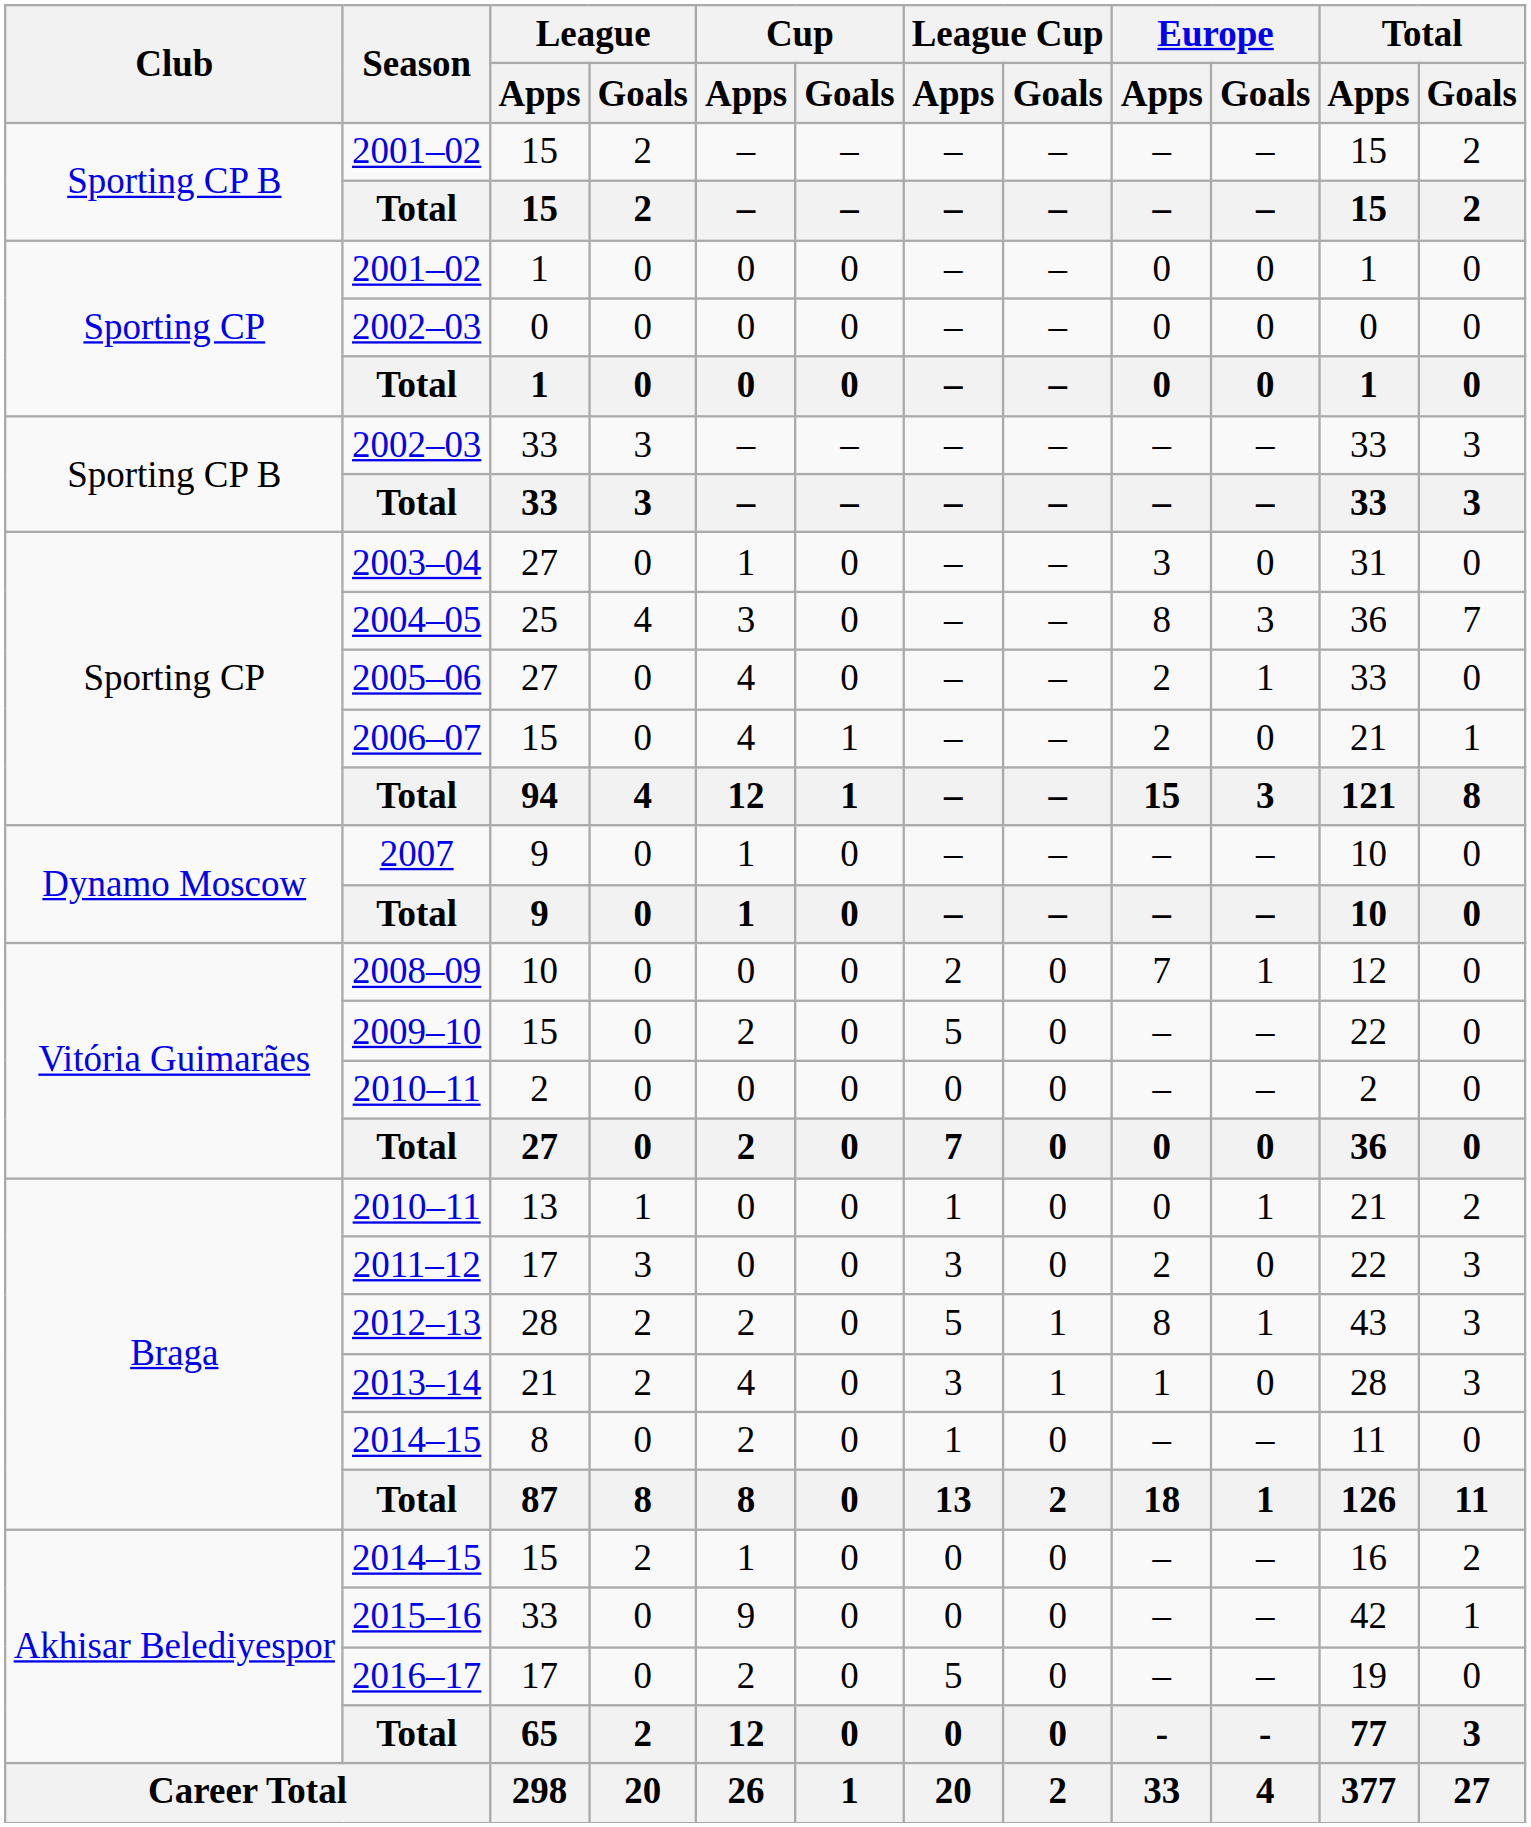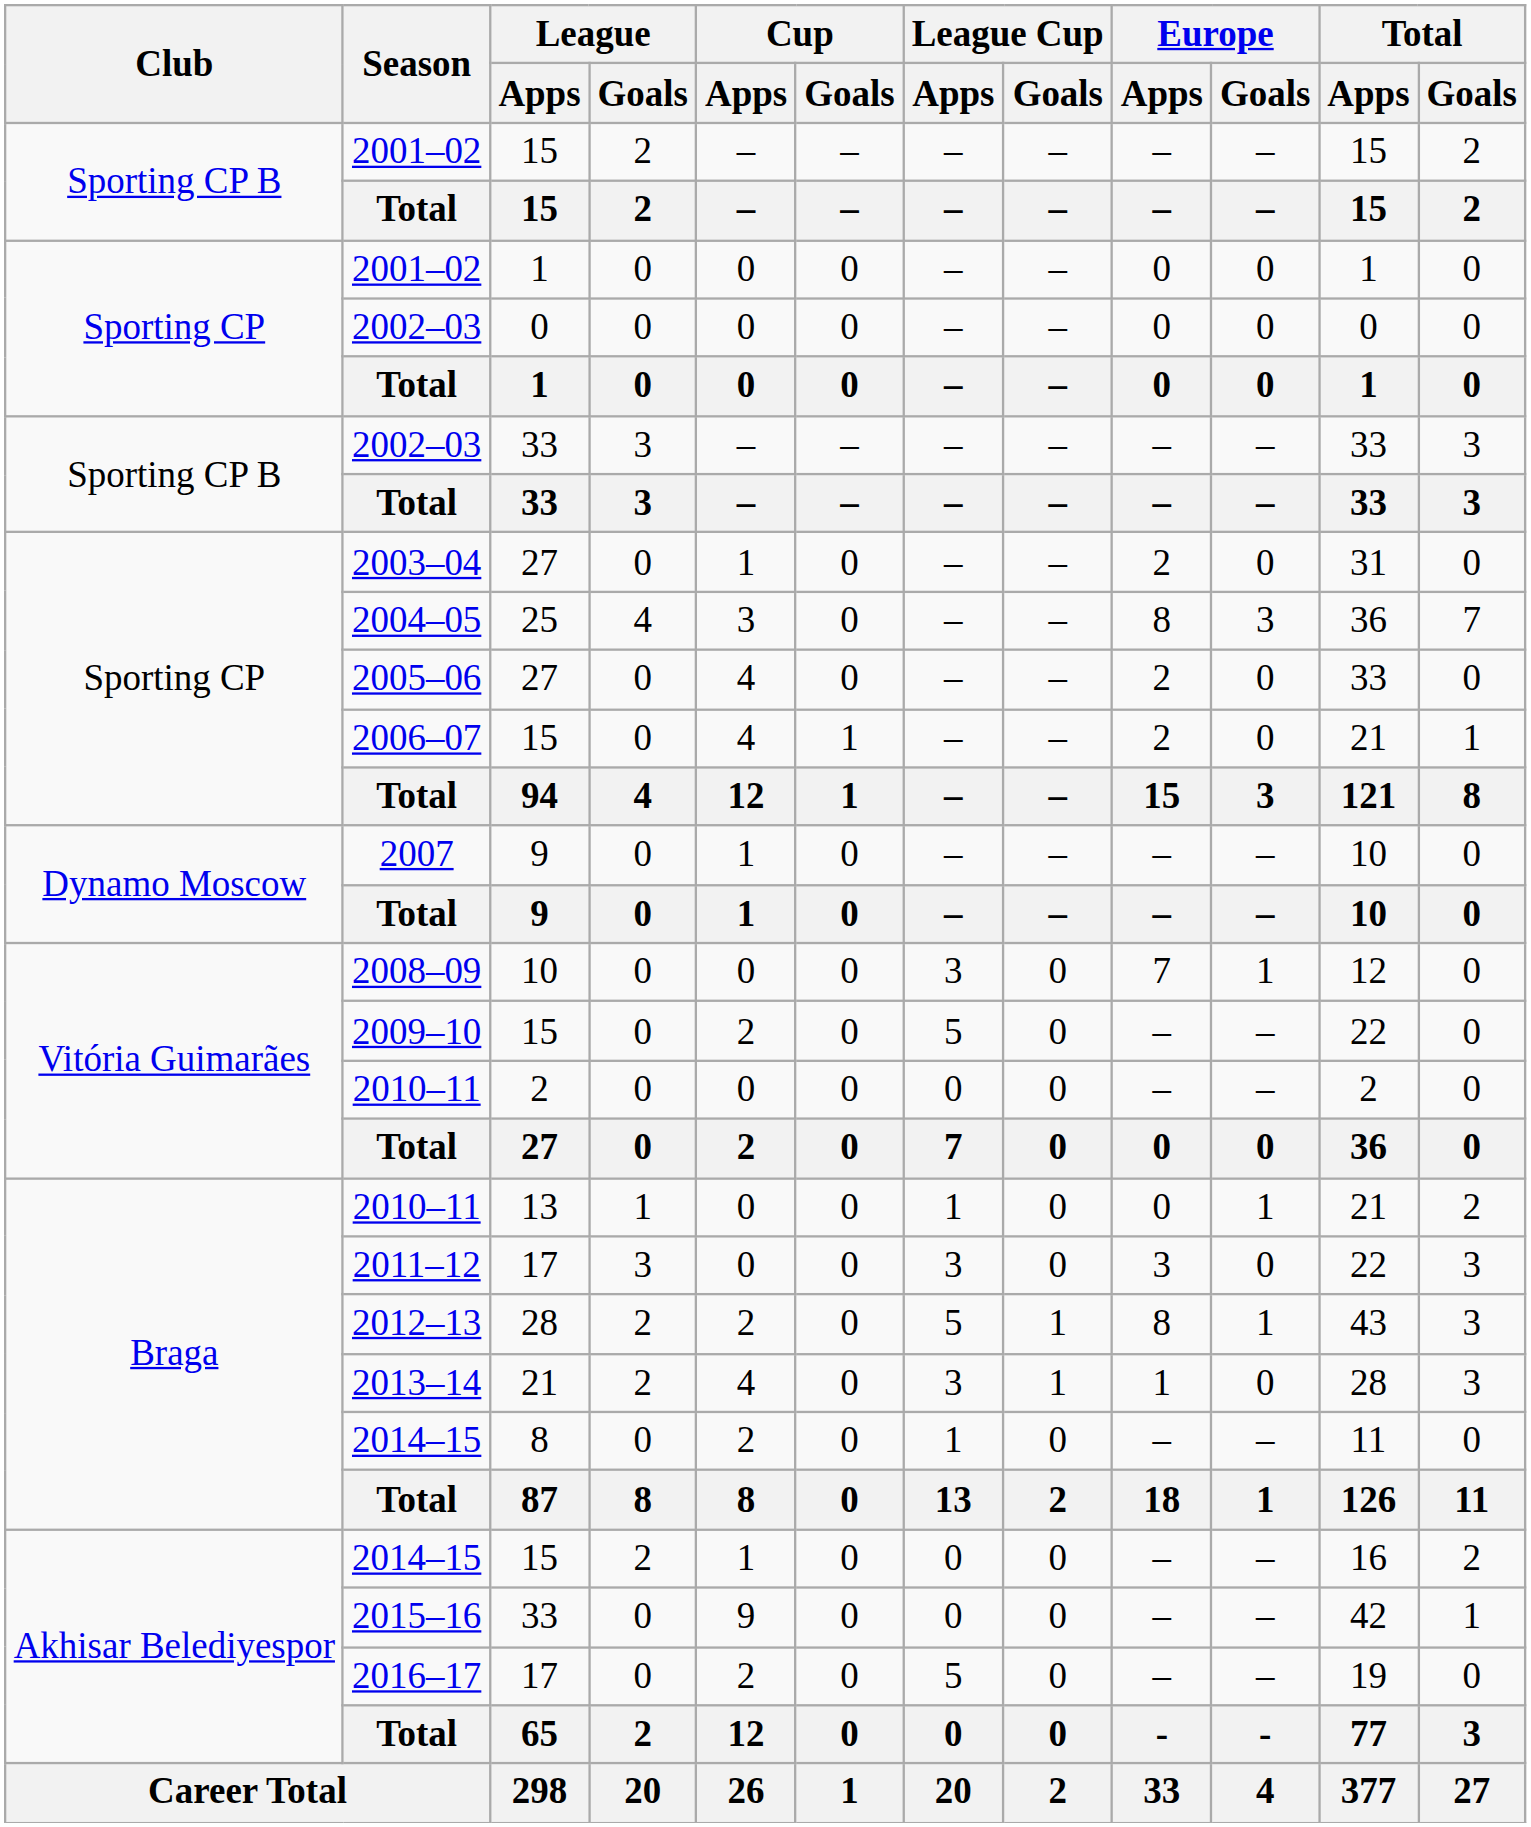(1162, 561) 3 -> (1162, 561) 2
(1265, 678) 1 -> (1265, 678) 0
(953, 971) 2 -> (953, 971) 3
(1162, 1264) 2 -> (1162, 1264) 3
